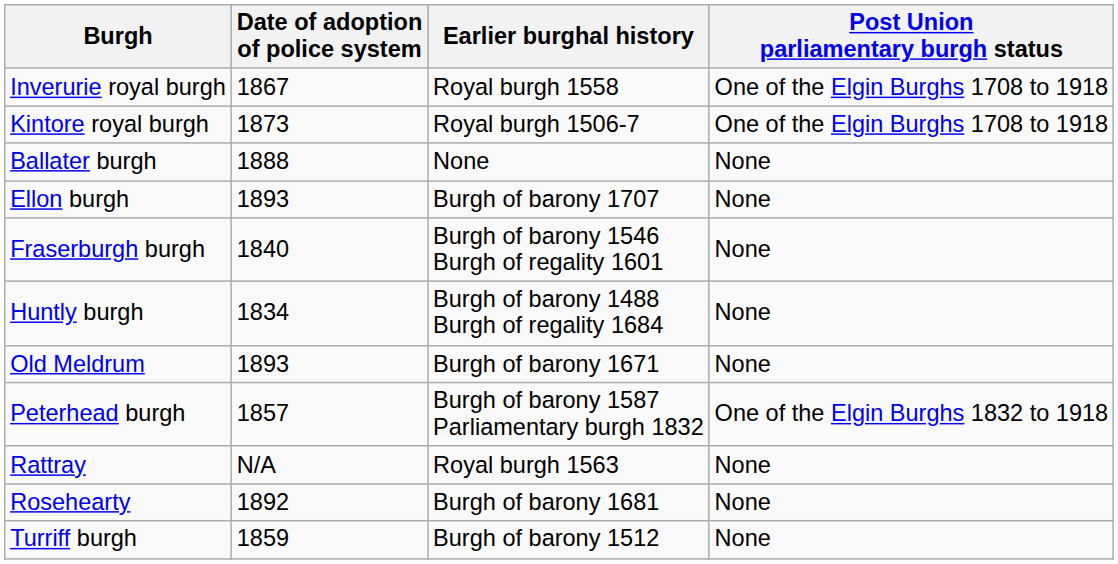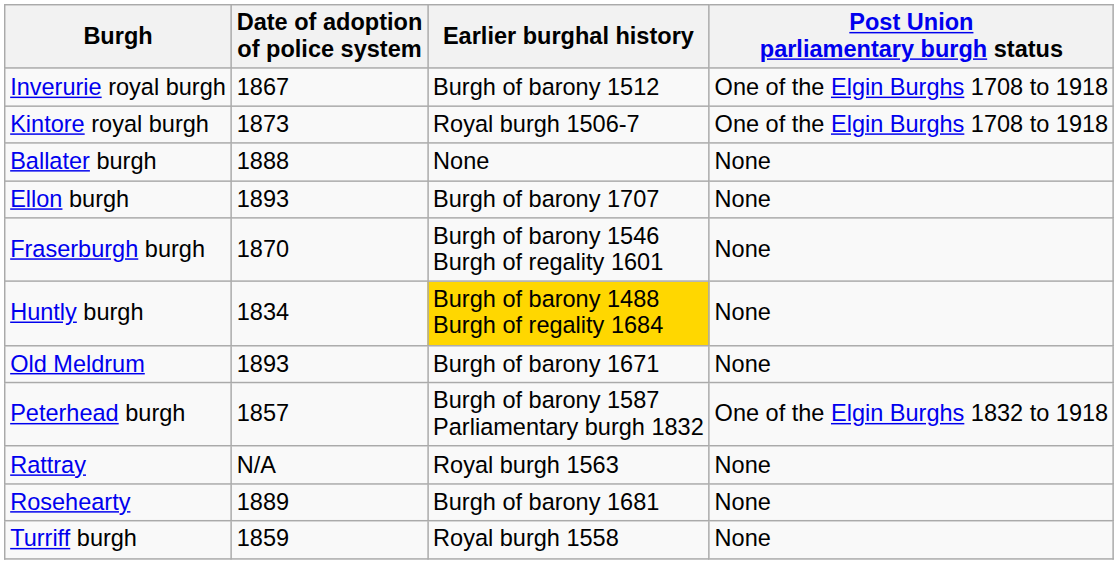(526, 86) Royal burgh 1558 -> (546, 86) Burgh of barony 1512
(263, 249) 1840 -> (263, 249) 1870
(548, 313) no background -> (548, 313) gold background
(263, 502) 1892 -> (263, 502) 1889
(546, 539) Burgh of barony 1512 -> (526, 539) Royal burgh 1558
